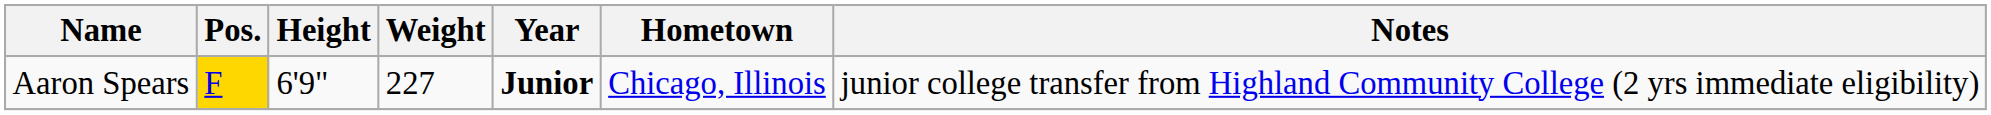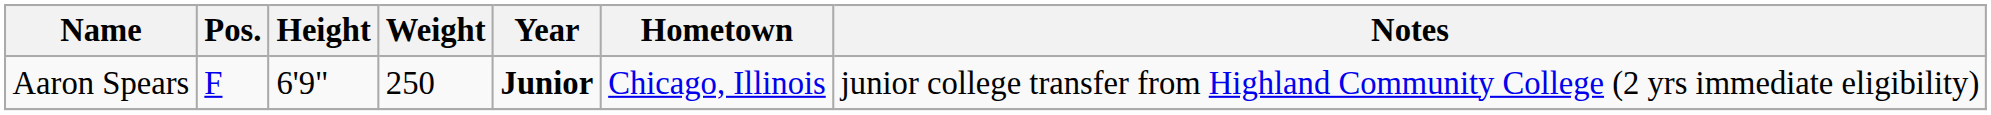(213, 82) gold background -> (213, 82) no background
(410, 82) 227 -> (410, 82) 250
